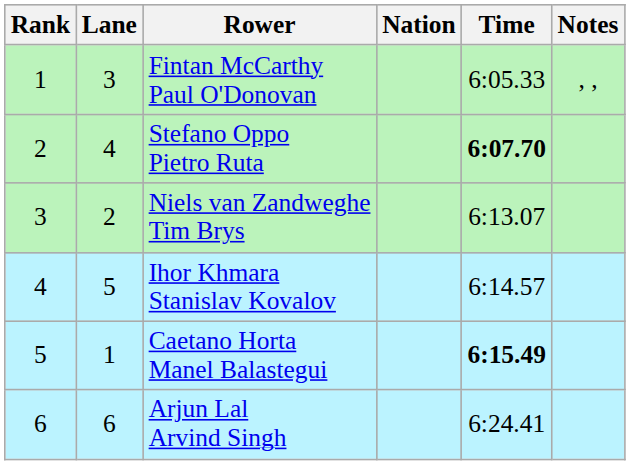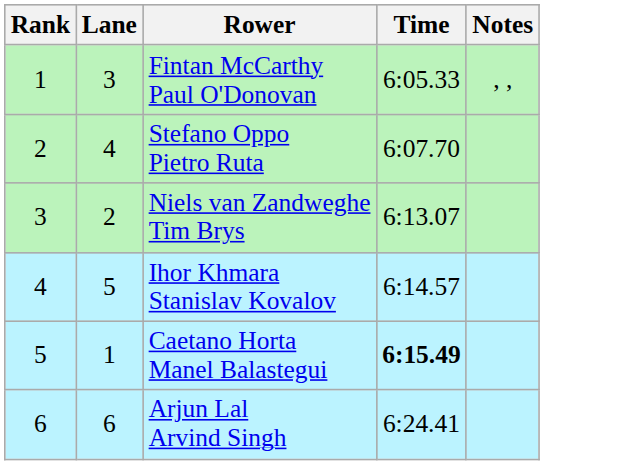- column: (419, 24)
(507, 148) bold -> (421, 148) normal
